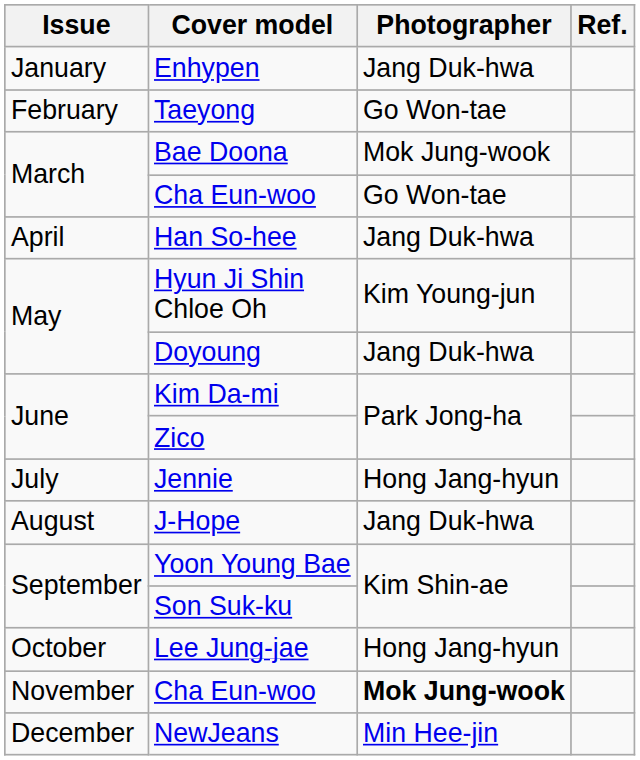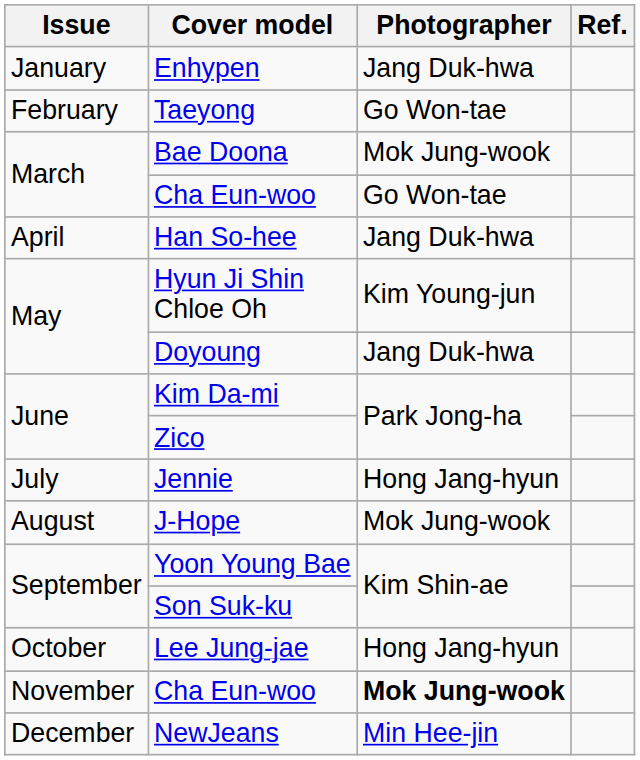(448, 521) Jang Duk-hwa -> (457, 521) Mok Jung-wook
